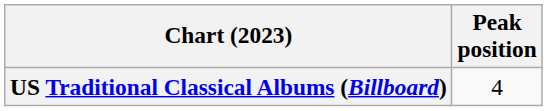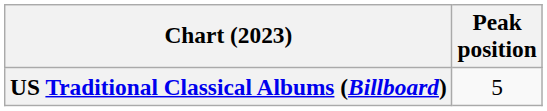(497, 86) 4 -> (497, 86) 5
